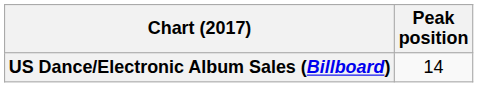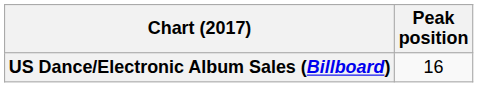(434, 67) 14 -> (434, 67) 16
